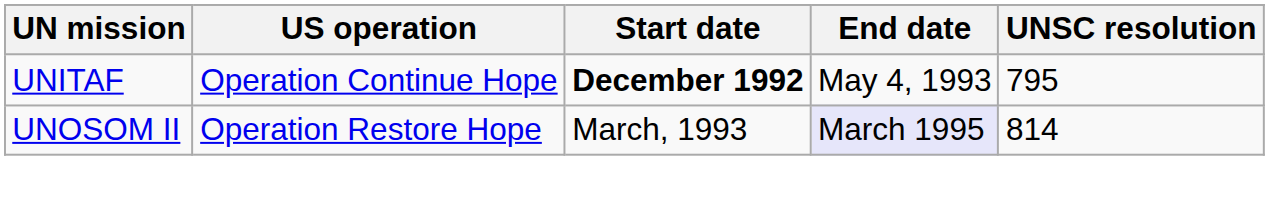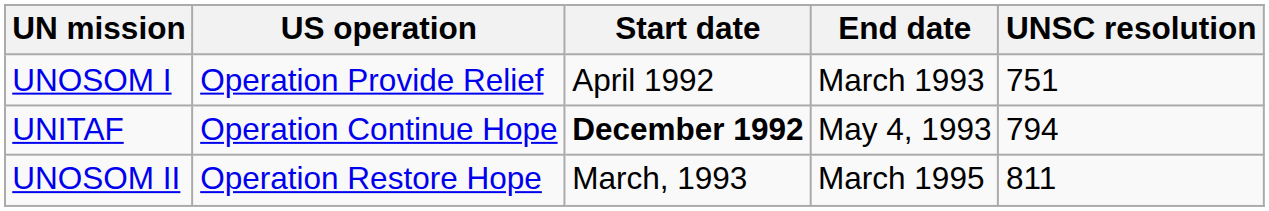+ row: (92, 79)
(1032, 79) 795 -> (1032, 129) 794
(901, 129) lavender background -> (901, 179) no background
(1032, 129) 814 -> (1031, 179) 811
